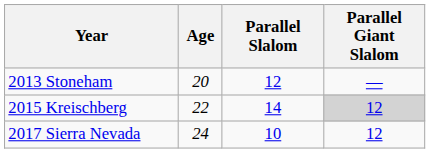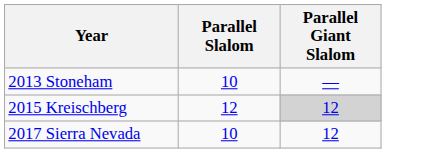- column: (200, 36)
(273, 81) 12 -> (229, 81) 10
(273, 107) 14 -> (229, 107) 12
